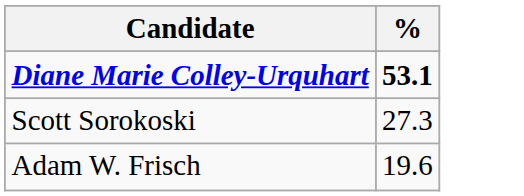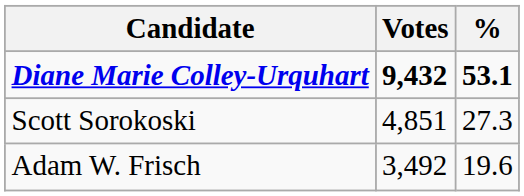+ column: (415, 28)
